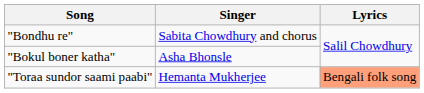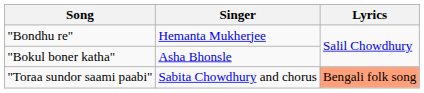(238, 35) Sabita Chowdhury and chorus -> (212, 35) Hemanta Mukherjee
(212, 77) Hemanta Mukherjee -> (238, 77) Sabita Chowdhury and chorus
